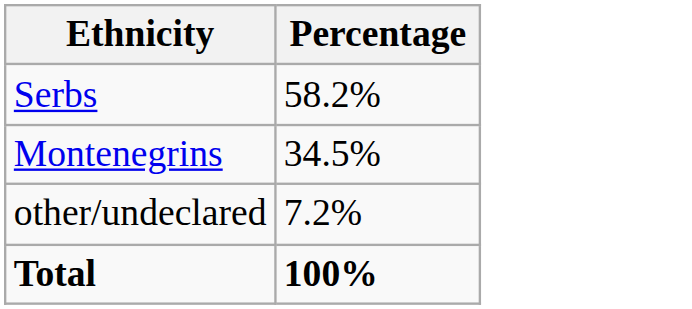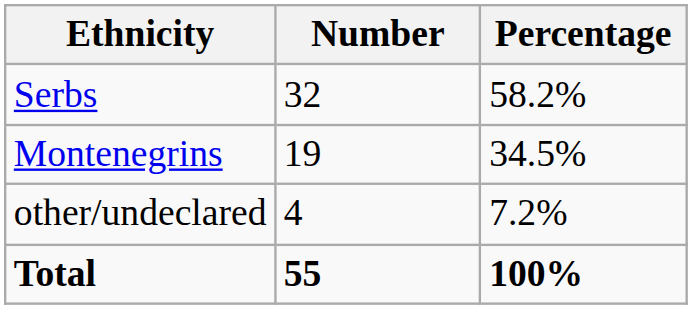+ column: (378, 34)
